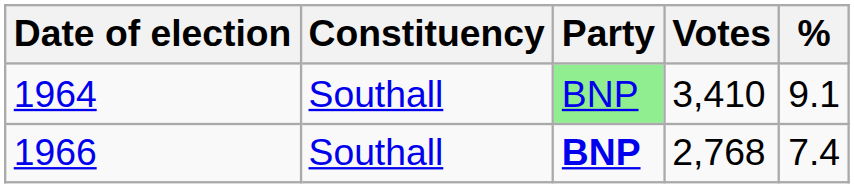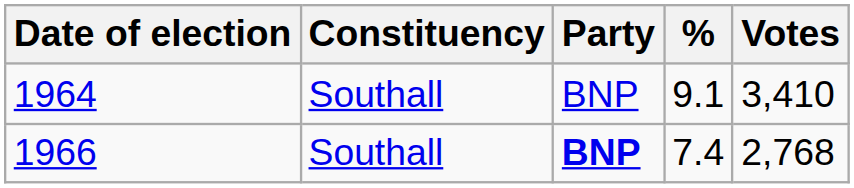columns swapped: (722, 34) <-> (814, 34)
(600, 93) lightgreen background -> (600, 93) no background
